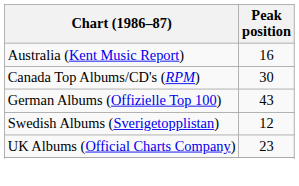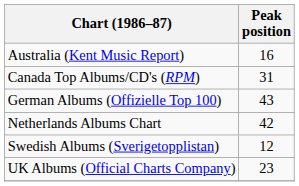(267, 77) 30 -> (267, 77) 31
+ row: (85, 123)
